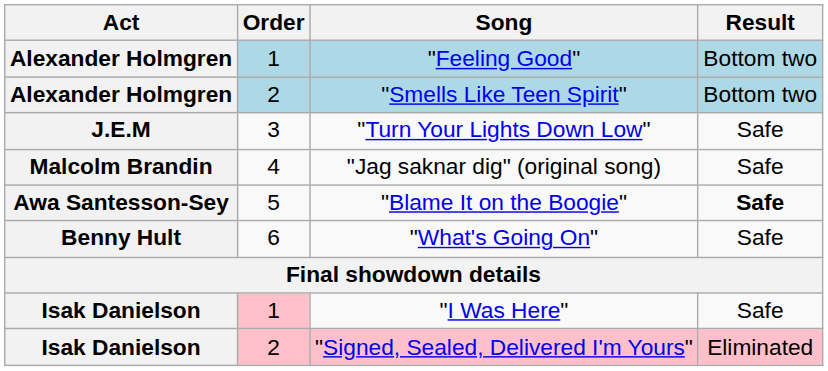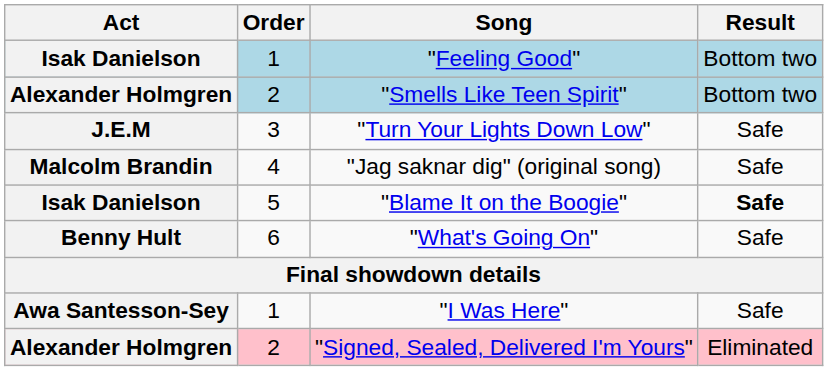(121, 58) Alexander Holmgren -> (121, 58) Isak Danielson
(121, 202) Awa Santesson-Sey -> (121, 202) Isak Danielson
(121, 310) Isak Danielson -> (121, 310) Awa Santesson-Sey
(274, 310) pink background -> (274, 310) no background
(121, 346) Isak Danielson -> (121, 346) Alexander Holmgren
